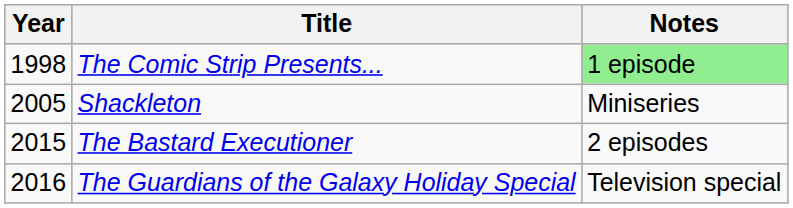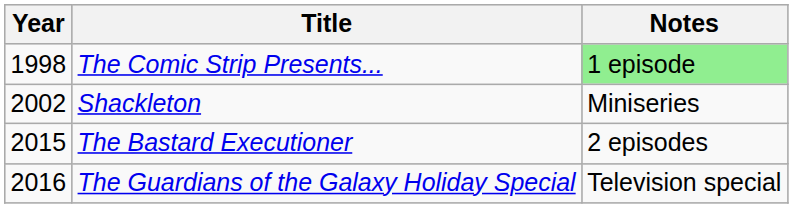(38, 103) 2005 -> (38, 103) 2002
